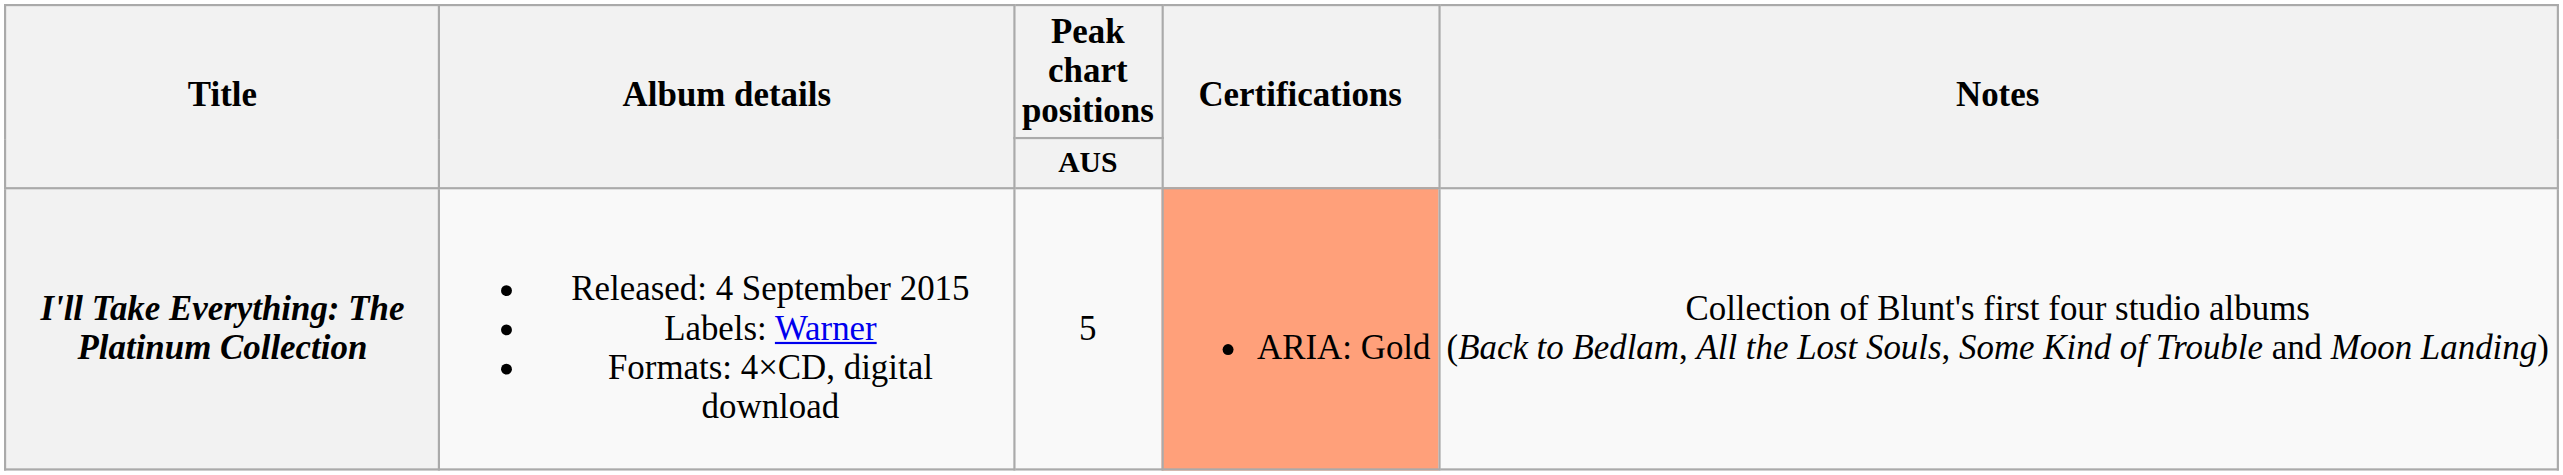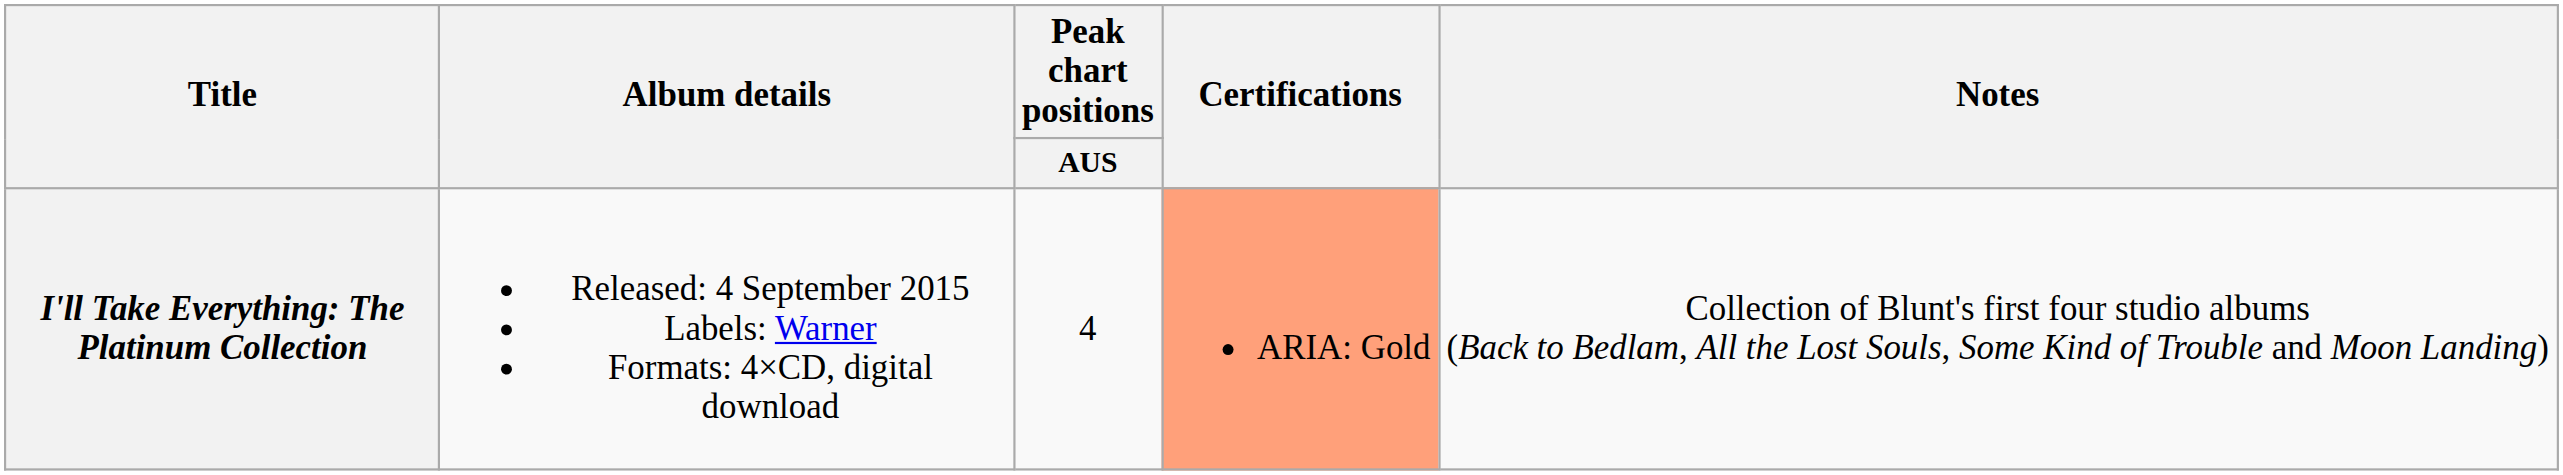(1088, 328) 5 -> (1088, 328) 4
